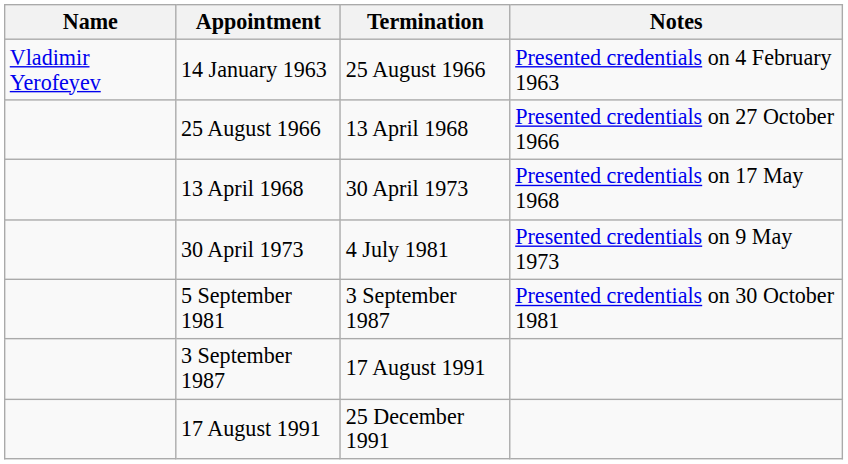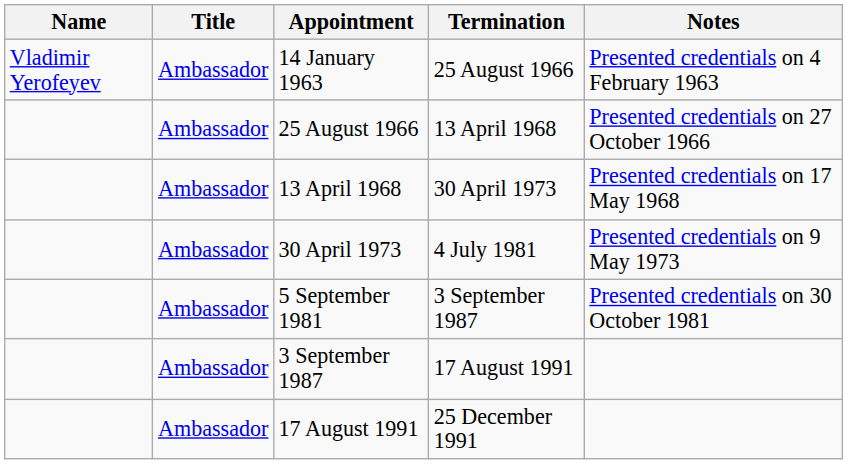+ column: (213, 22)
